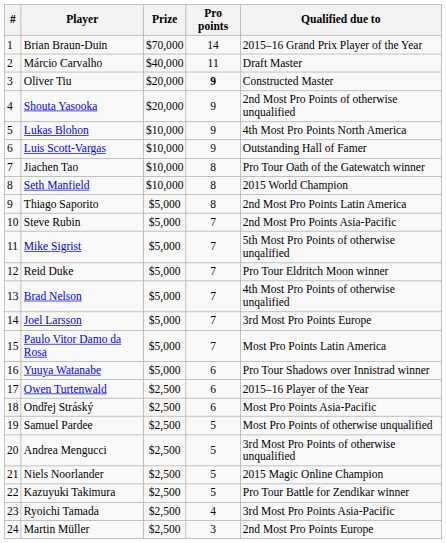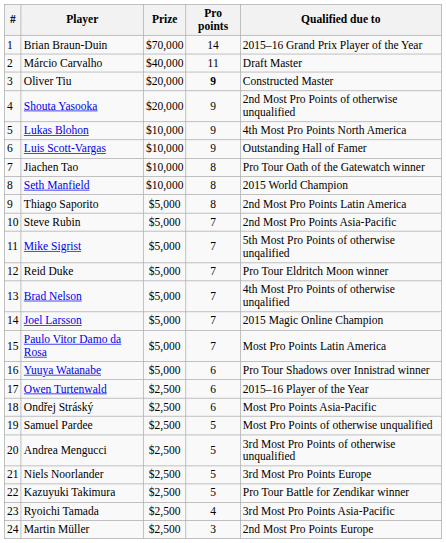(307, 321) 3rd Most Pro Points Europe -> (313, 321) 2015 Magic Online Champion
(313, 475) 2015 Magic Online Champion -> (307, 475) 3rd Most Pro Points Europe
